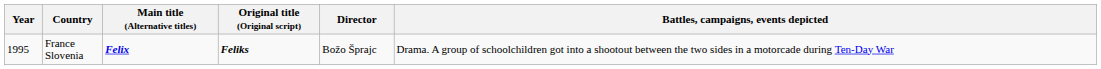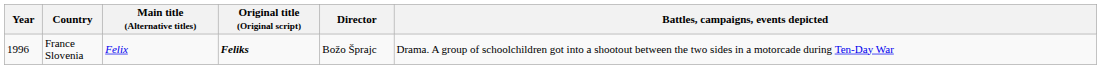(18, 49) 1995 -> (18, 49) 1996
(117, 49) bold -> (117, 49) normal
